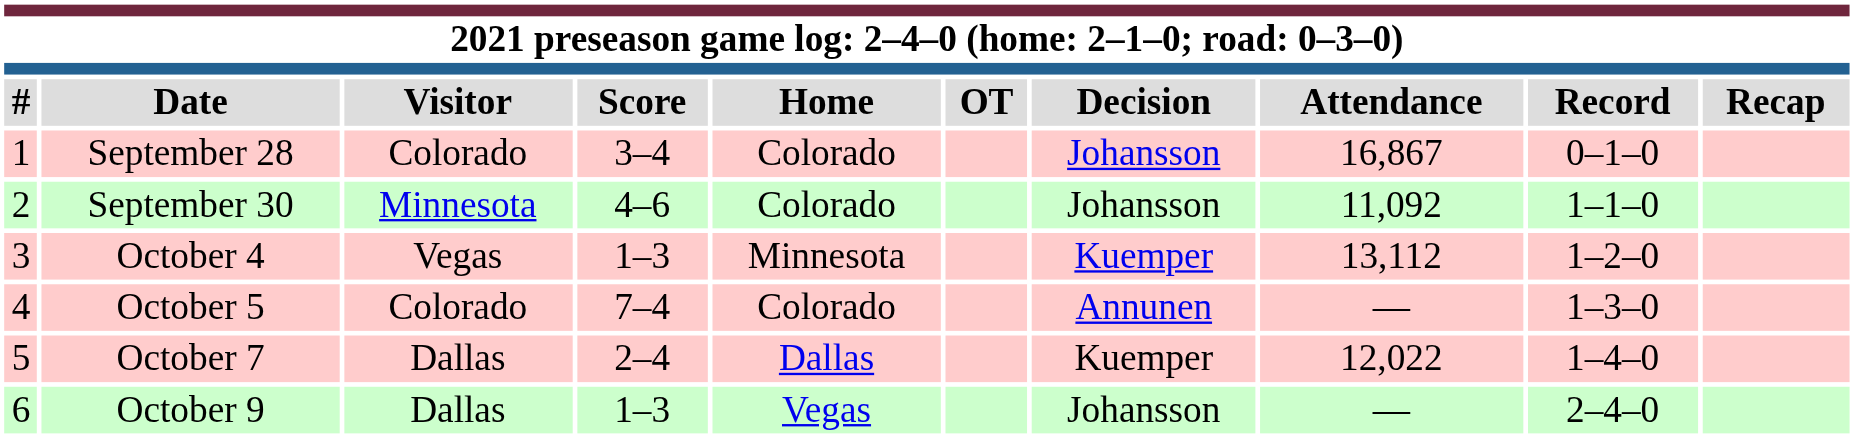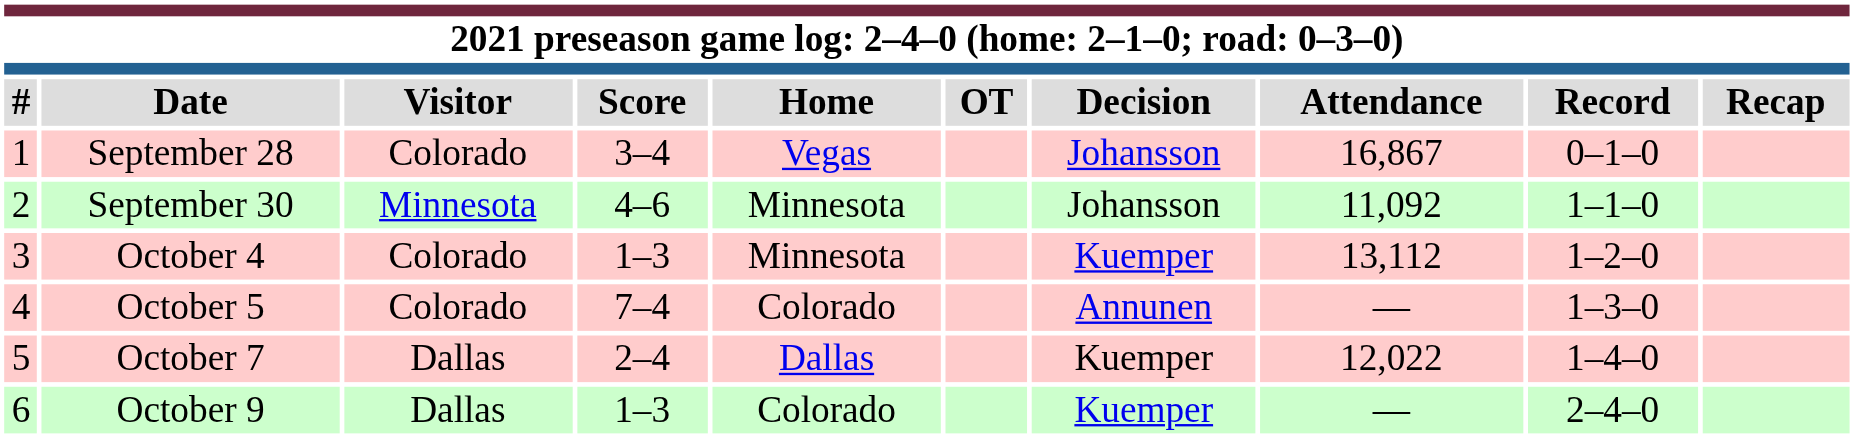(827, 153) Colorado -> (827, 153) Vegas
(827, 204) Colorado -> (827, 204) Minnesota
(458, 255) Vegas -> (458, 255) Colorado
(827, 409) Vegas -> (827, 409) Colorado
(1144, 409) Johansson -> (1144, 409) Kuemper
